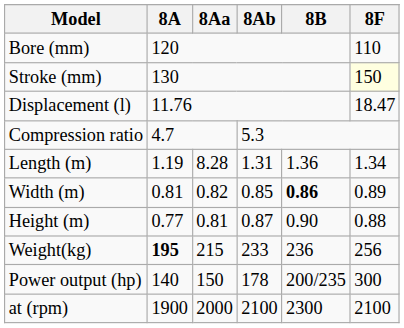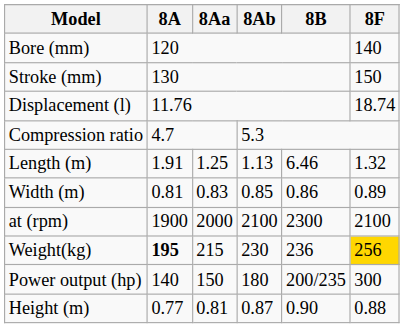(368, 47) 110 -> (368, 47) 140
(368, 76) lightyellow background -> (368, 76) no background
(375, 105) 18.47 -> (375, 105) 18.74
(167, 163) 1.19 -> (167, 163) 1.91
(212, 163) 8.28 -> (212, 163) 1.25
(257, 163) 1.31 -> (257, 163) 1.13
(302, 163) 1.36 -> (302, 163) 6.46
(370, 163) 1.34 -> (370, 163) 1.32
(212, 192) 0.82 -> (212, 192) 0.83
(302, 192) bold -> (302, 192) normal
rows swapped: (49, 221) <-> (38, 308)
(255, 250) 233 -> (255, 250) 230
(368, 250) no background -> (368, 250) gold background
(255, 279) 178 -> (255, 279) 180
